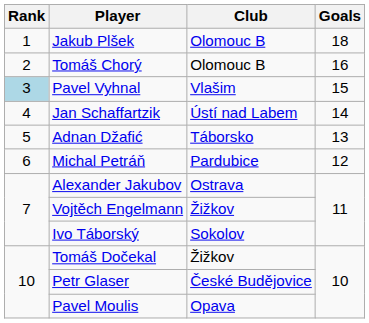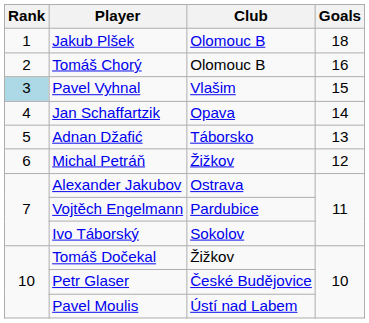(244, 112) Ústí nad Labem -> (213, 112) Opava
(224, 161) Pardubice -> (212, 161) Žižkov
(212, 209) Žižkov -> (224, 209) Pardubice
(213, 305) Opava -> (244, 305) Ústí nad Labem
